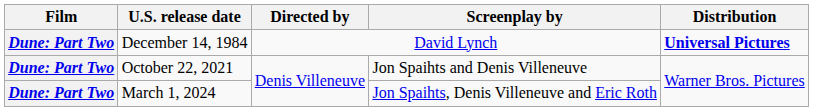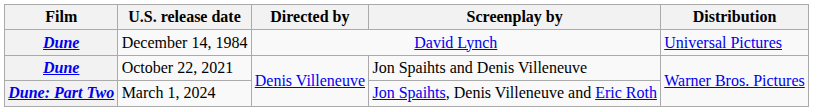(61, 42) Dune: Part Two -> (61, 42) Dune
(727, 42) bold -> (723, 42) normal
(61, 67) Dune: Part Two -> (61, 67) Dune
